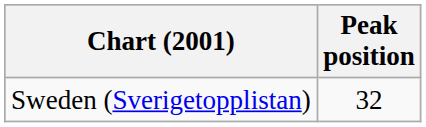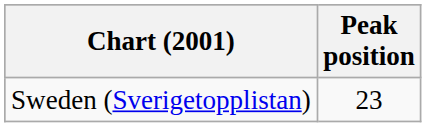(369, 99) 32 -> (369, 99) 23
